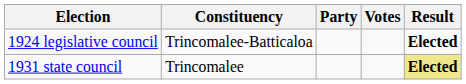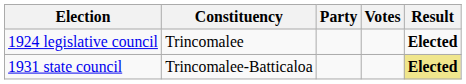(239, 41) Trincomalee-Batticaloa -> (204, 41) Trincomalee
(204, 66) Trincomalee -> (239, 66) Trincomalee-Batticaloa
